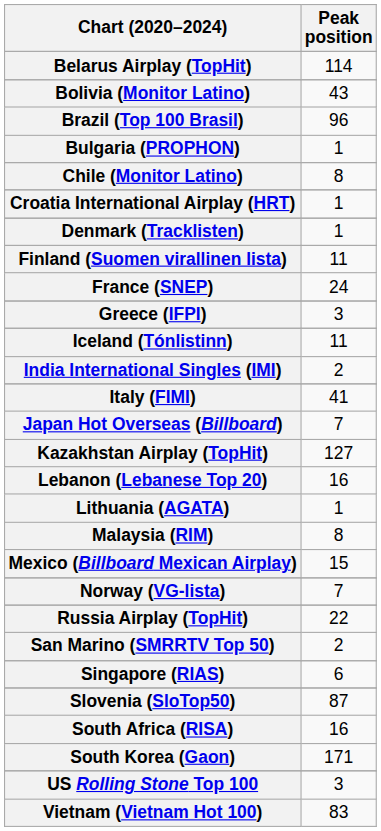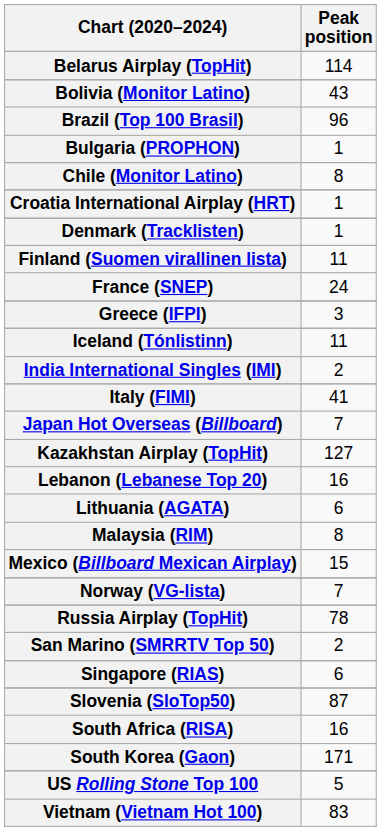(339, 508) 1 -> (339, 508) 6
(339, 618) 22 -> (339, 618) 78
(339, 784) 3 -> (339, 784) 5
